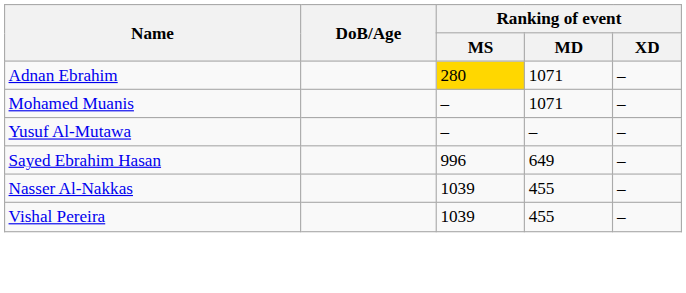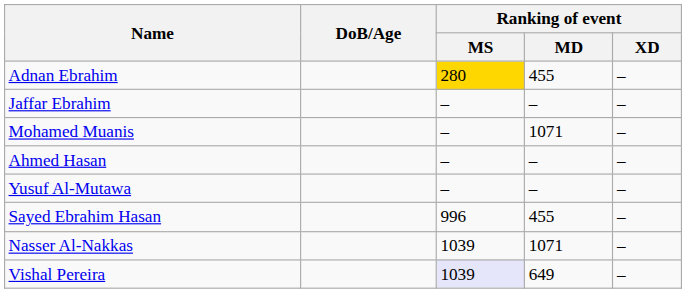(546, 75) 1071 -> (542, 75) 455
+ row: (60, 103)
+ row: (57, 160)
(542, 160) 649 -> (542, 217) 455
(542, 188) 455 -> (546, 245) 1071
(458, 217) no background -> (458, 273) lavender background
(542, 217) 455 -> (542, 273) 649
